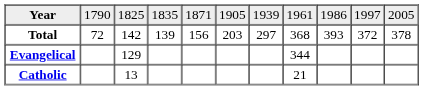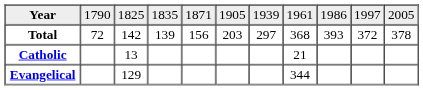rows swapped: (43, 74) <-> (43, 54)
